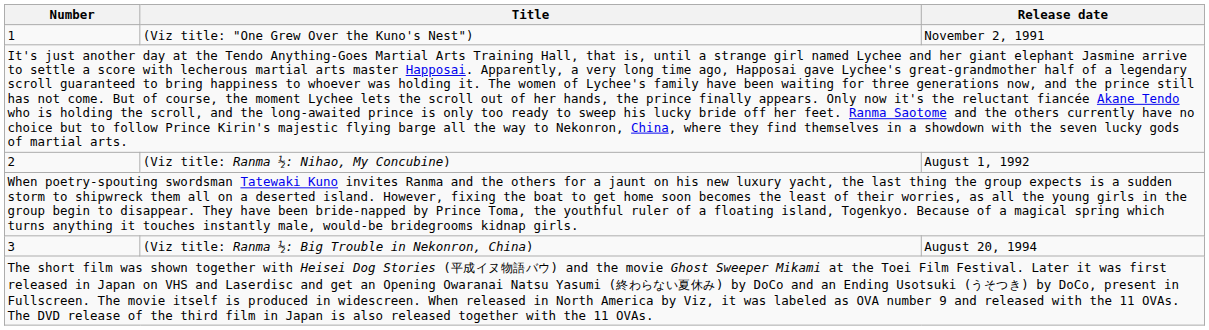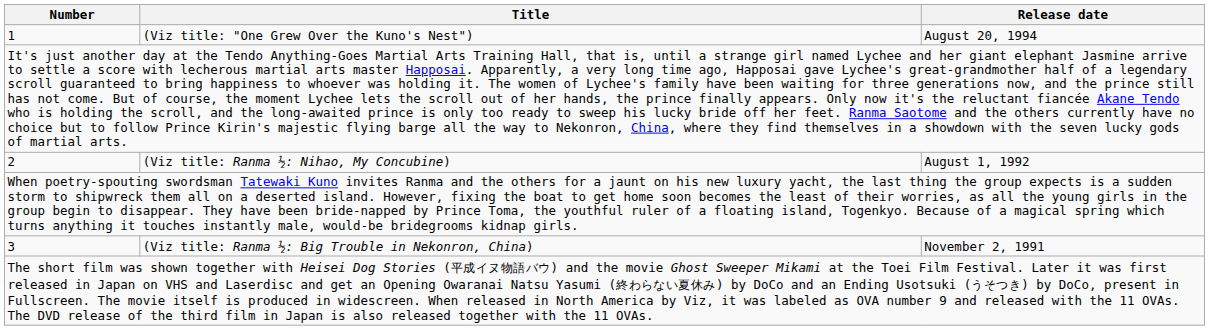(984, 35) November 2, 1991 -> (981, 35) August 20, 1994
(981, 246) August 20, 1994 -> (984, 246) November 2, 1991
